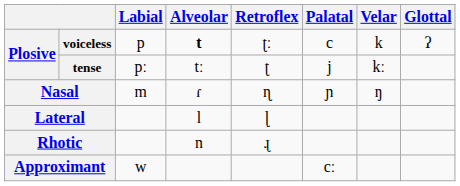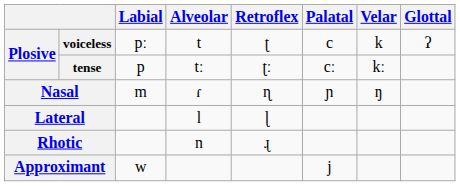(141, 42) p -> (141, 42) pː
(199, 42) bold -> (199, 42) normal
(267, 42) ʈː -> (267, 42) ʈ
(141, 67) pː -> (141, 67) p
(267, 67) ʈ -> (267, 67) ʈː
(329, 67) j -> (329, 67) cː
(329, 167) cː -> (329, 167) j
